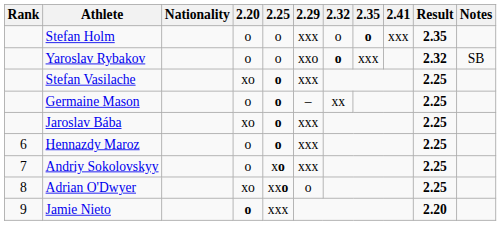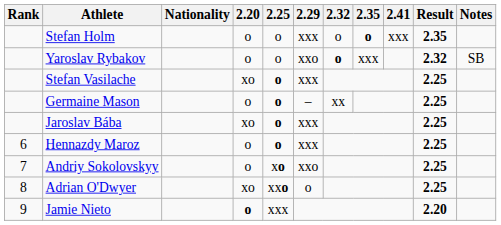(308, 166) xxx -> (308, 166) xxo
